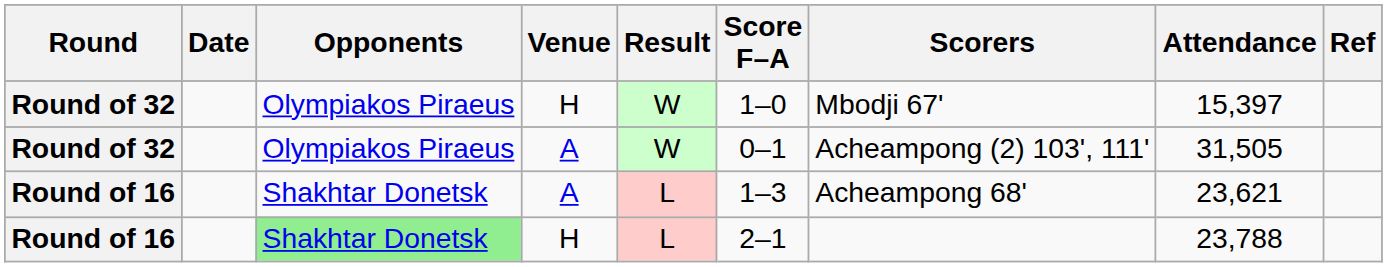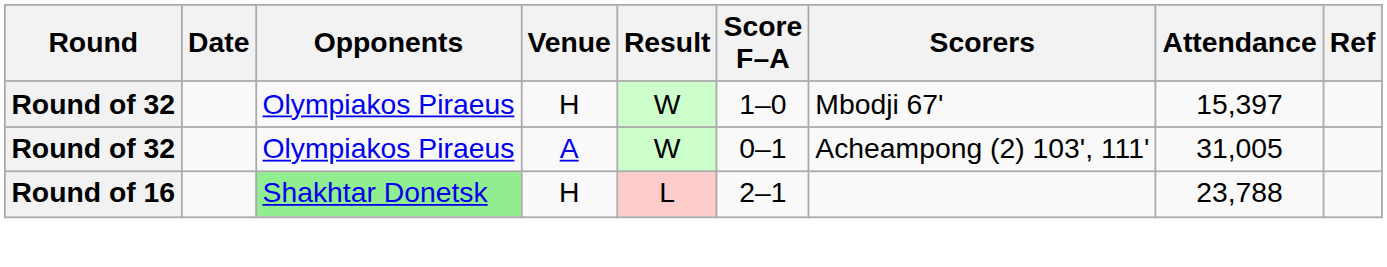(1240, 148) 31,505 -> (1240, 148) 31,005
- row: (93, 193)
